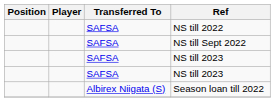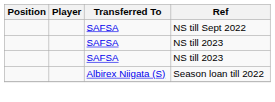- row: (103, 27)
